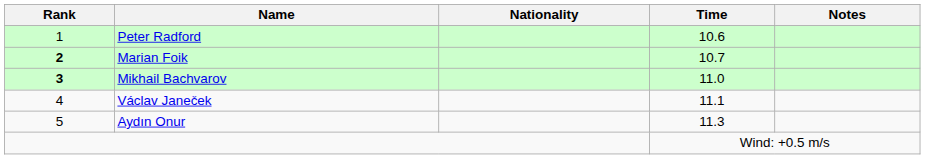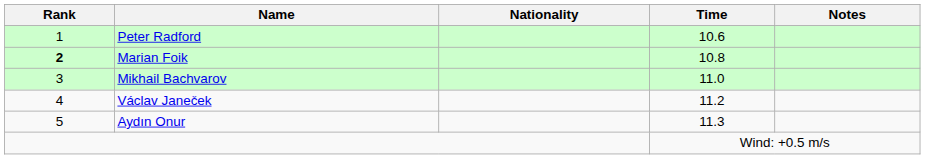(712, 57) 10.7 -> (712, 57) 10.8
(59, 79) bold -> (59, 79) normal
(712, 100) 11.1 -> (712, 100) 11.2
